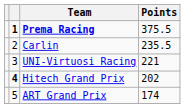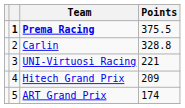(156, 46) 235.5 -> (156, 46) 328.8
(15, 79) bold -> (15, 79) normal
(150, 79) 202 -> (150, 79) 209
